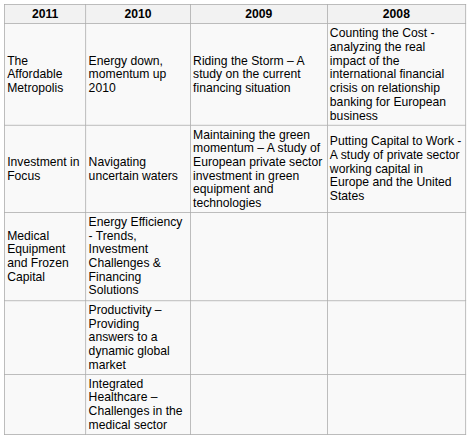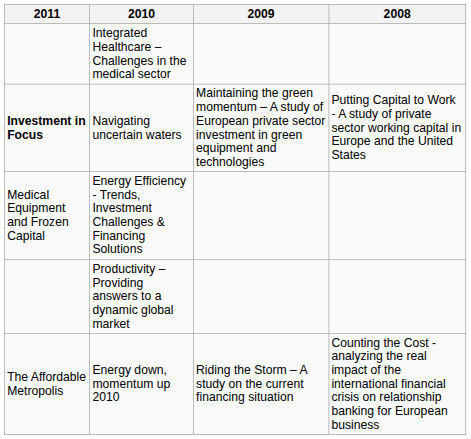rows swapped: (127, 74) <-> (136, 404)
(43, 168) normal -> (46, 127) bold
